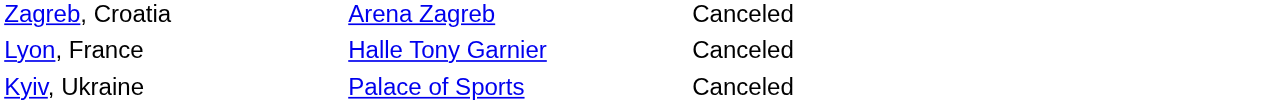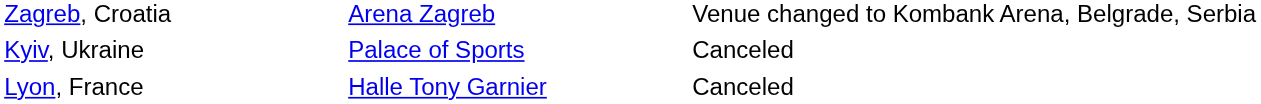(743, 13) Canceled -> (974, 13) Venue changed to Kombank Arena, Belgrade, Serbia
rows swapped: (74, 87) <-> (74, 50)
